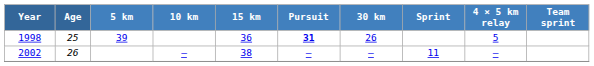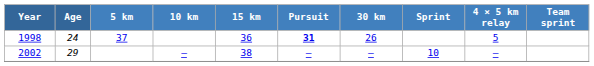(73, 39) 25 -> (73, 39) 24
(122, 39) 39 -> (122, 39) 37
(73, 54) 26 -> (73, 54) 29
(433, 54) 11 -> (433, 54) 10
